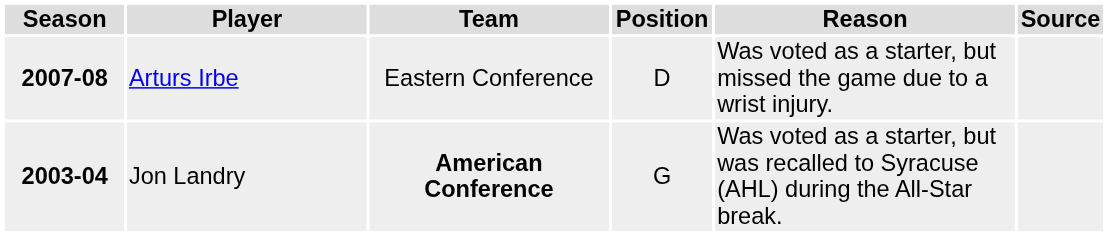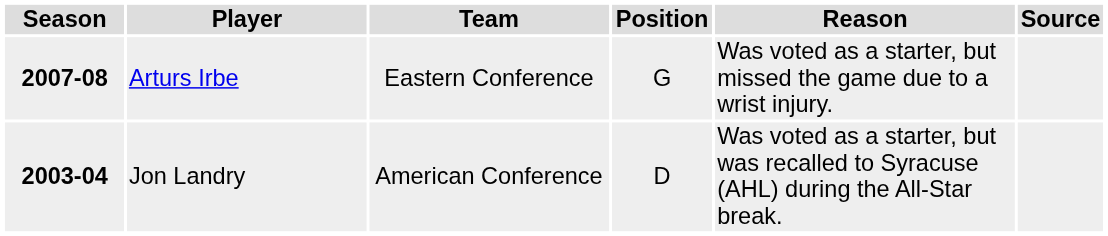(662, 78) D -> (662, 78) G
(489, 176) bold -> (489, 176) normal
(662, 176) G -> (662, 176) D
